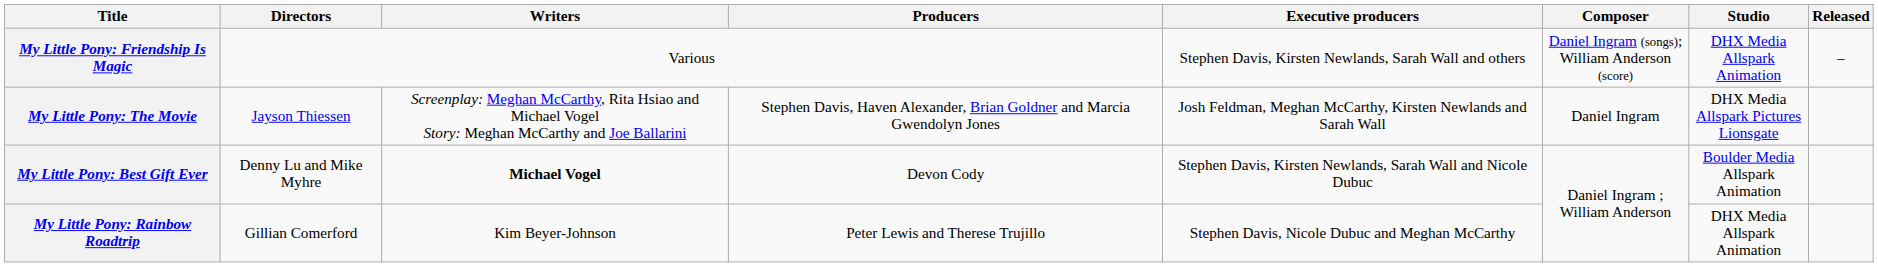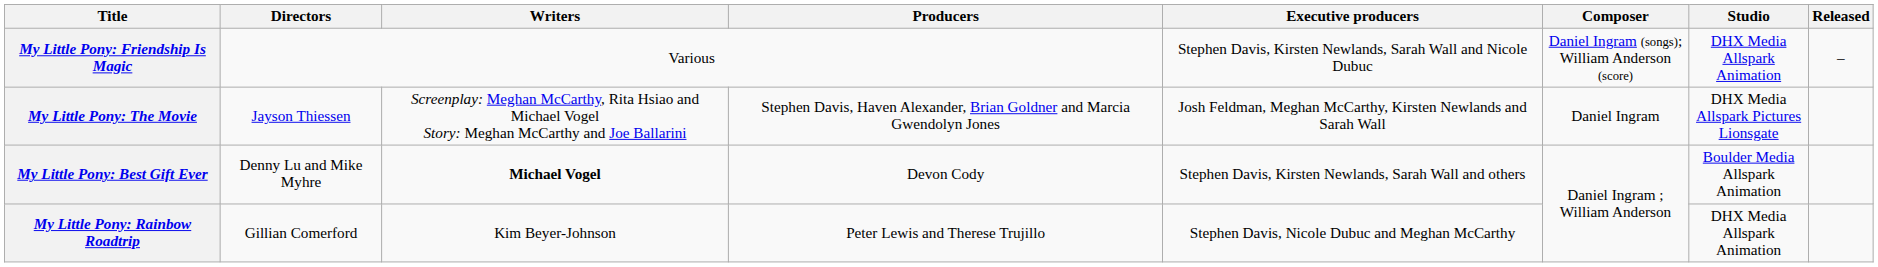(1353, 57) Stephen Davis, Kirsten Newlands, Sarah Wall and others -> (1353, 57) Stephen Davis, Kirsten Newlands, Sarah Wall and Nicole Dubuc
(1353, 174) Stephen Davis, Kirsten Newlands, Sarah Wall and Nicole Dubuc -> (1353, 174) Stephen Davis, Kirsten Newlands, Sarah Wall and others
